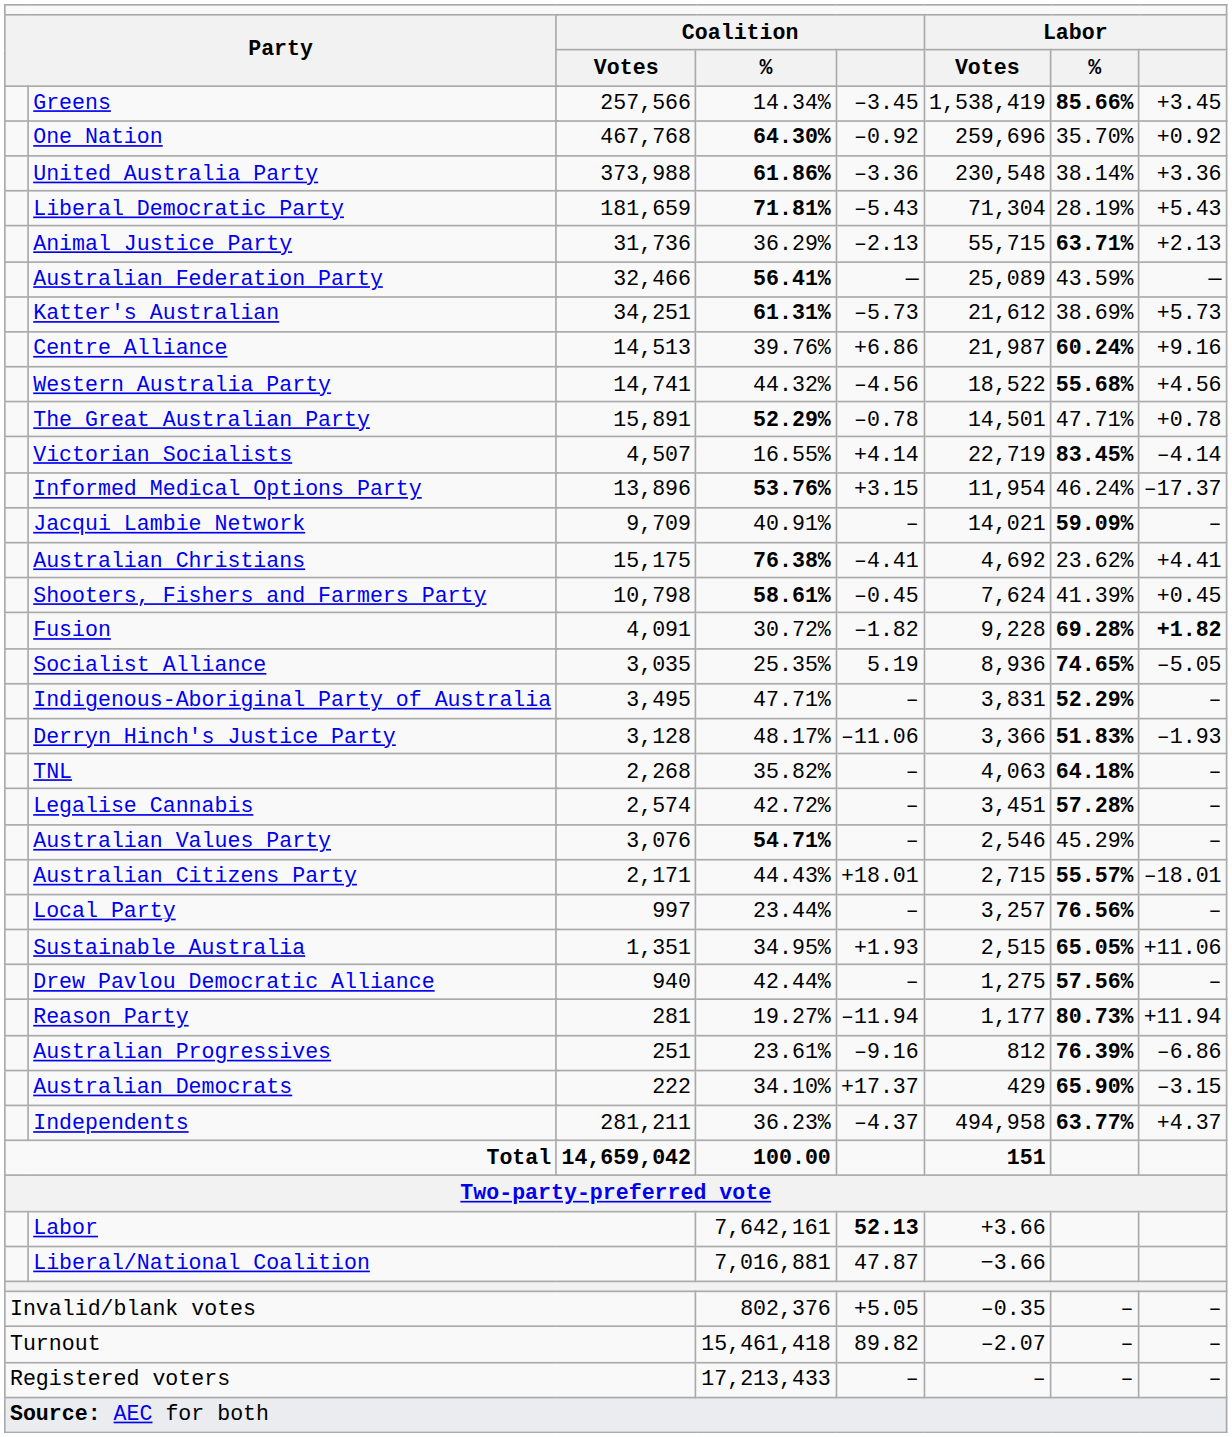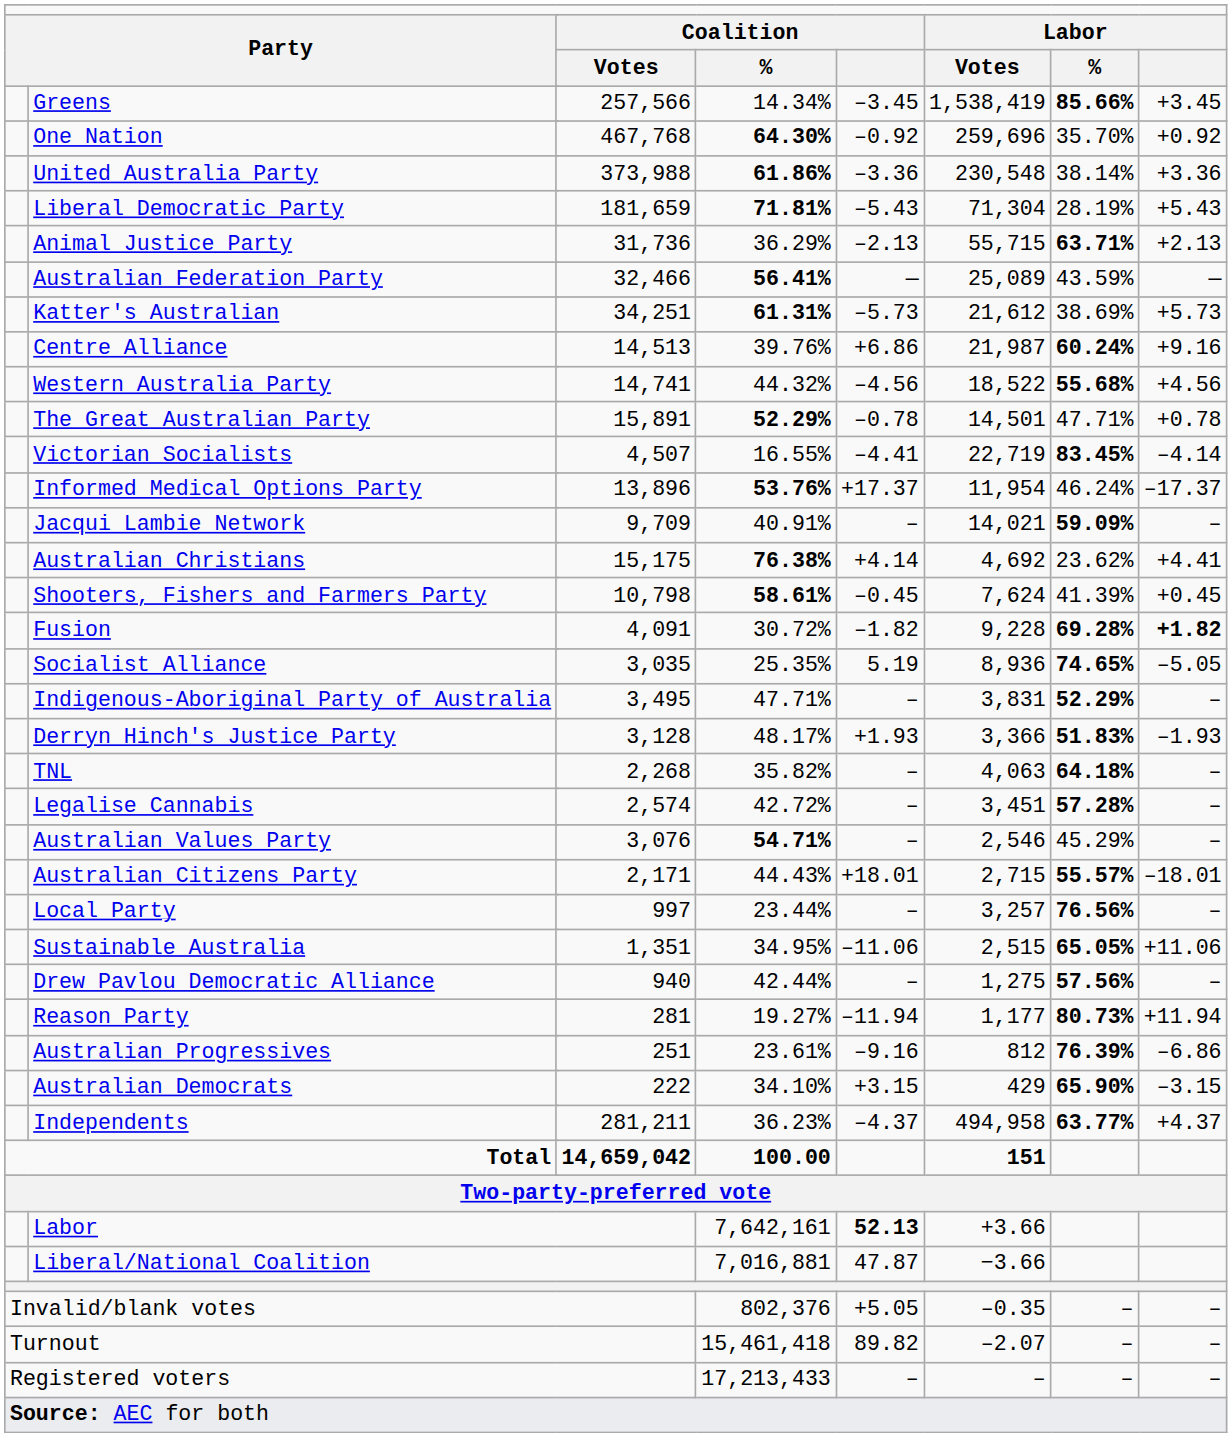(886, 455) +4.14 -> (886, 455) –4.41
(886, 490) +3.15 -> (880, 490) +17.37
(886, 560) –4.41 -> (886, 560) +4.14
(880, 736) –11.06 -> (886, 736) +1.93
(886, 947) +1.93 -> (880, 947) –11.06
(880, 1088) +17.37 -> (886, 1088) +3.15
